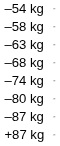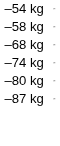- row: (24, 45)
- row: (24, 135)
